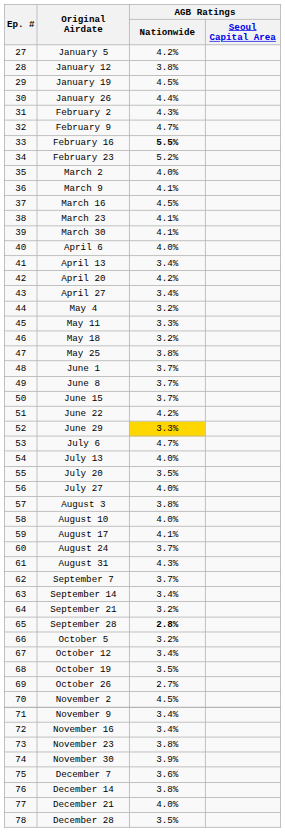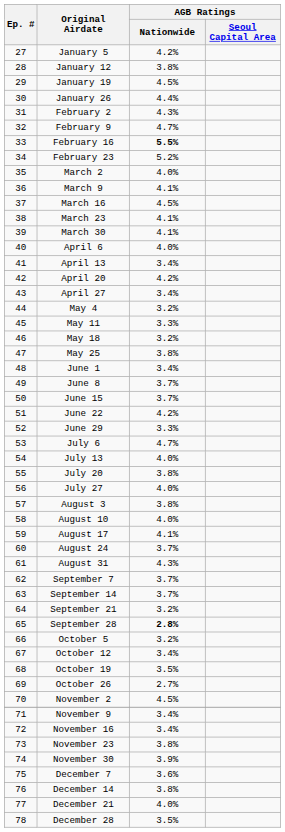(167, 369) 3.7% -> (167, 369) 3.4%
(167, 429) gold background -> (167, 429) no background
(167, 474) 3.5% -> (167, 474) 3.8%
(167, 594) 3.4% -> (167, 594) 3.7%
